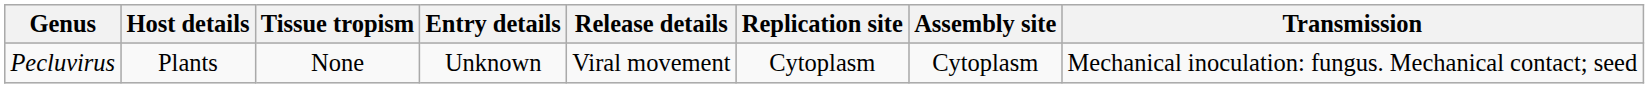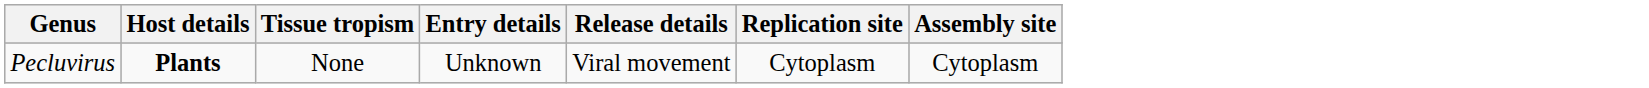- column: (1352, 23)
(188, 62) normal -> (188, 62) bold
